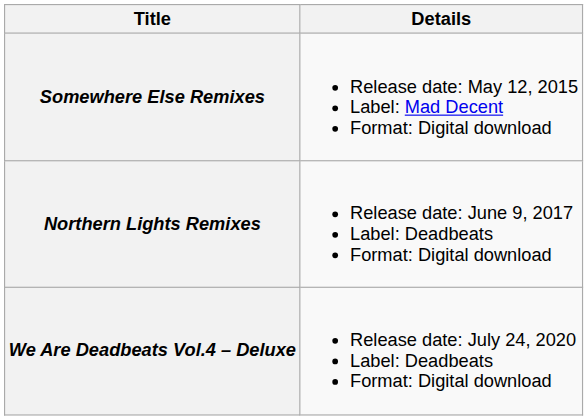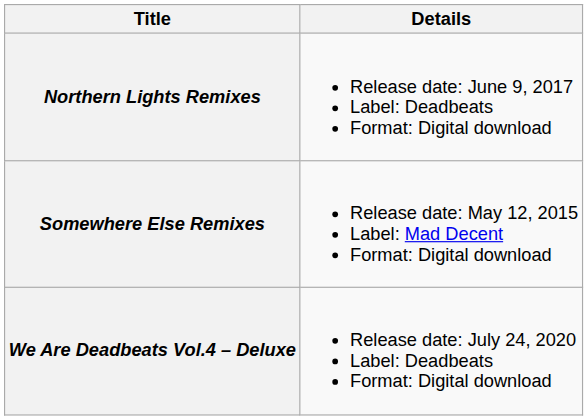rows swapped: (152, 96) <-> (152, 223)
